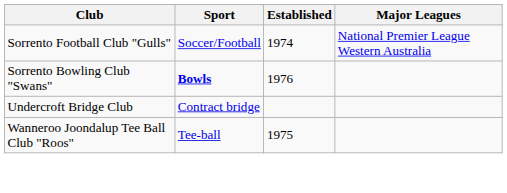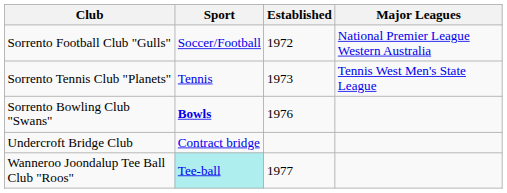(280, 43) 1974 -> (280, 43) 1972
+ row: (89, 78)
(199, 135) no background -> (199, 170) paleturquoise background
(280, 135) 1975 -> (280, 170) 1977
